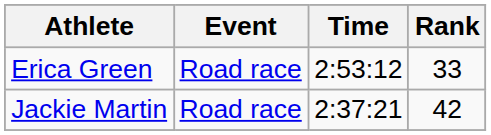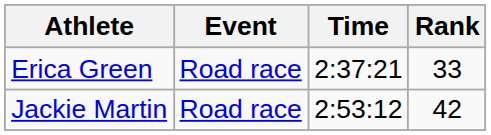(358, 68) 2:53:12 -> (358, 68) 2:37:21
(358, 110) 2:37:21 -> (358, 110) 2:53:12
